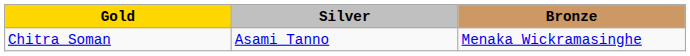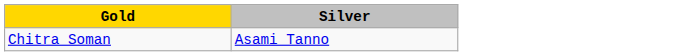- column: (572, 16)
